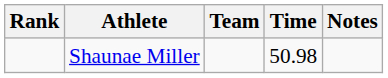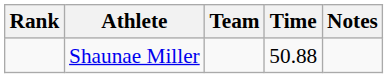(293, 55) 50.98 -> (293, 55) 50.88
